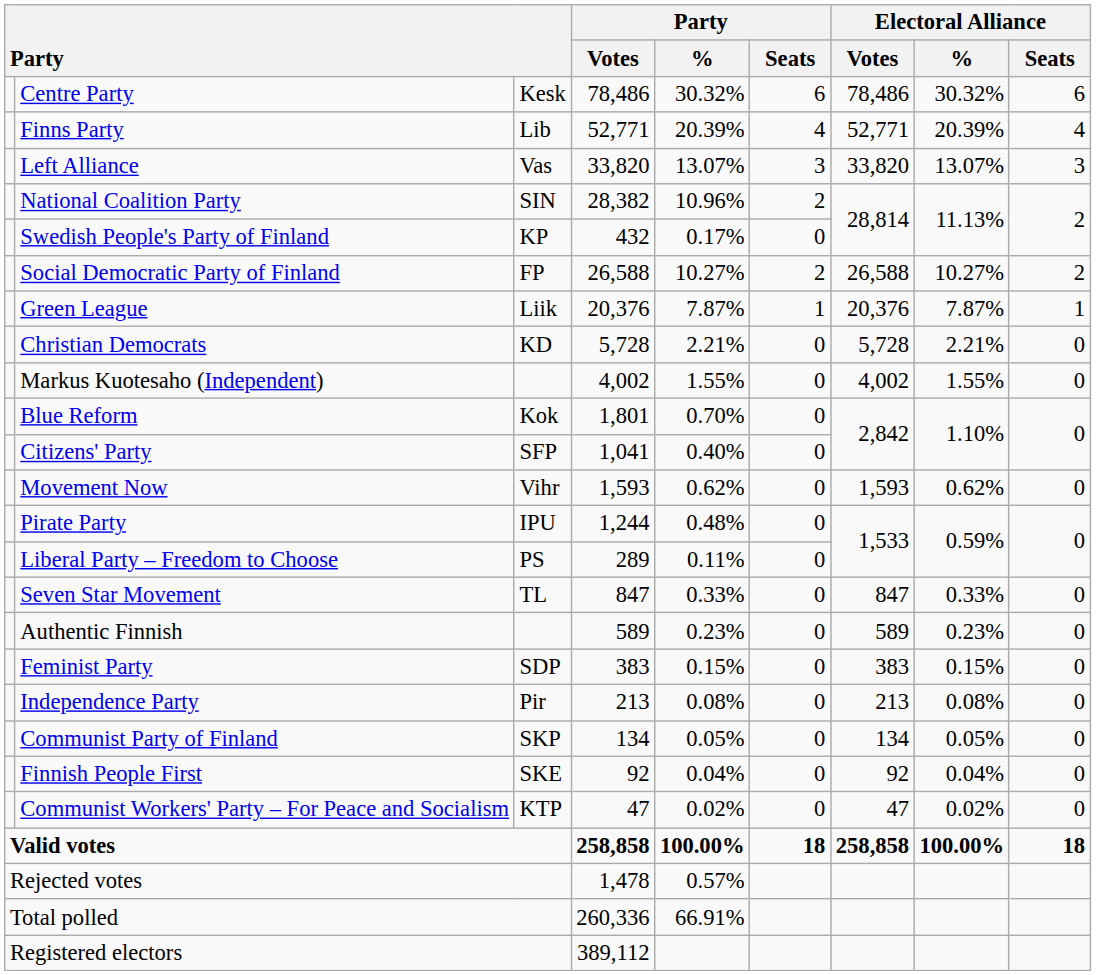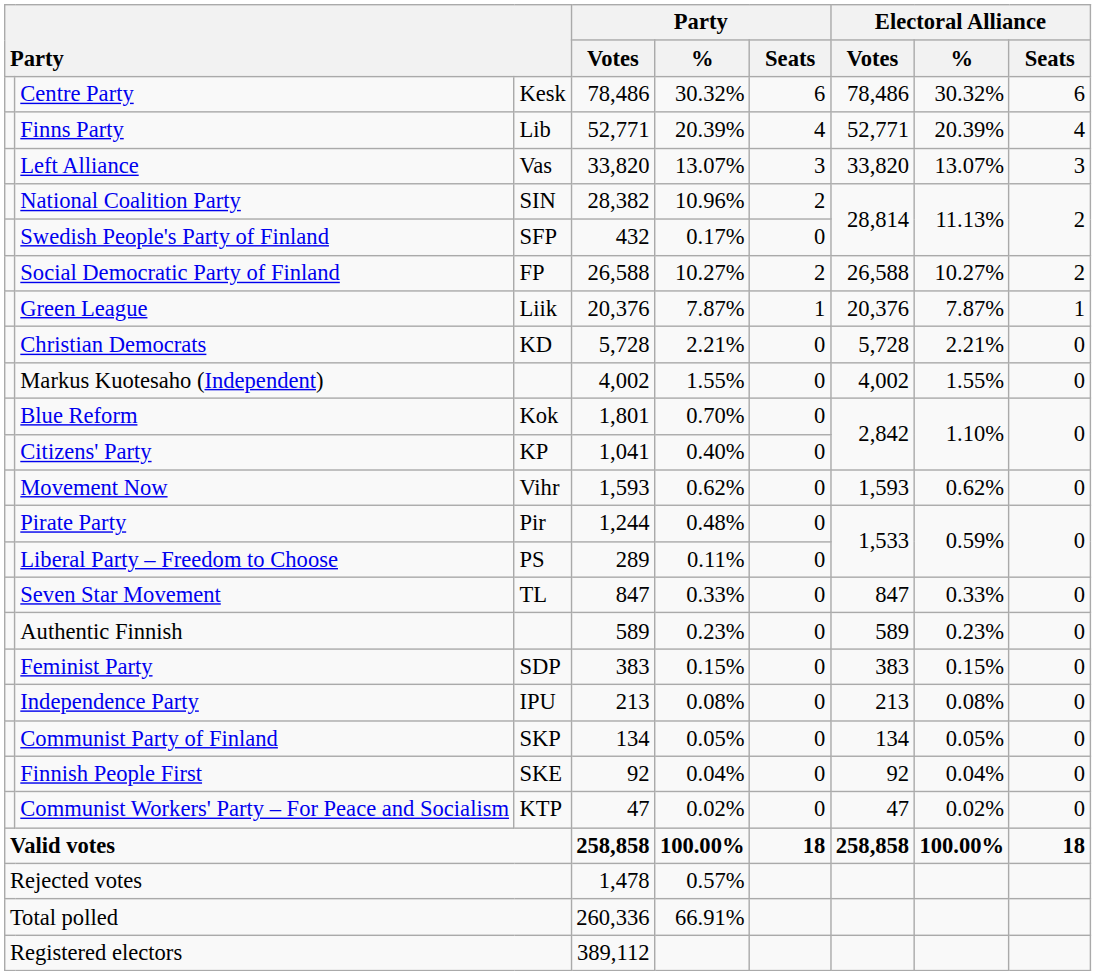(534, 237) KP -> (538, 237) SFP
(538, 451) SFP -> (534, 451) KP
(538, 523) IPU -> (533, 523) Pir
(533, 702) Pir -> (538, 702) IPU
